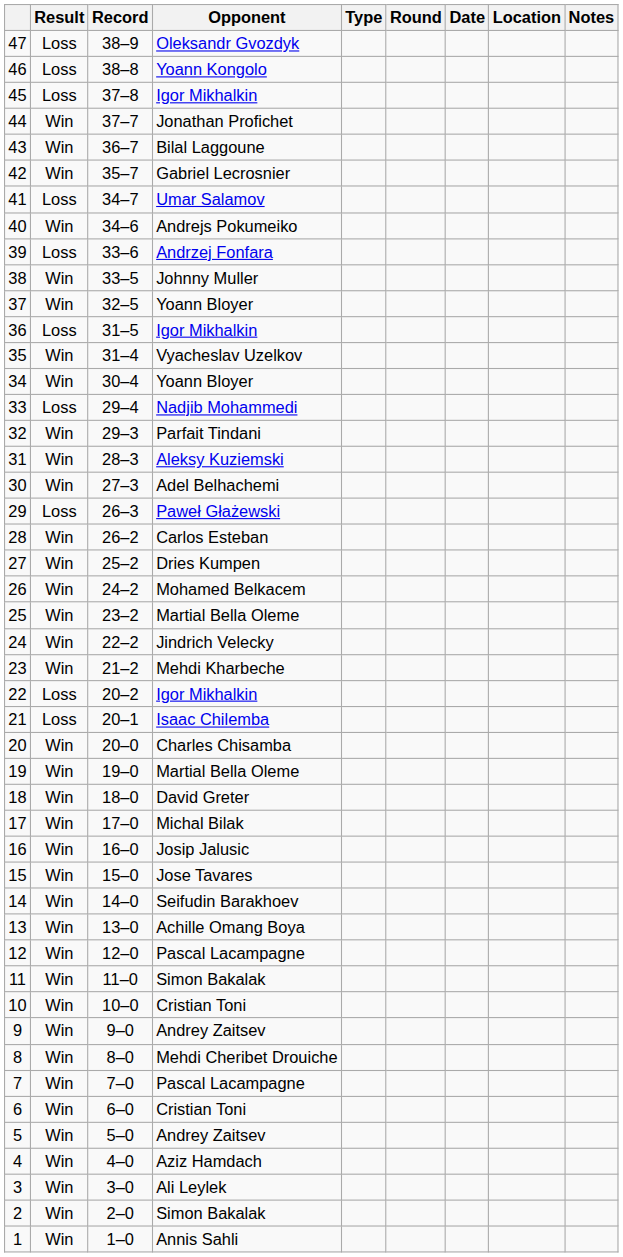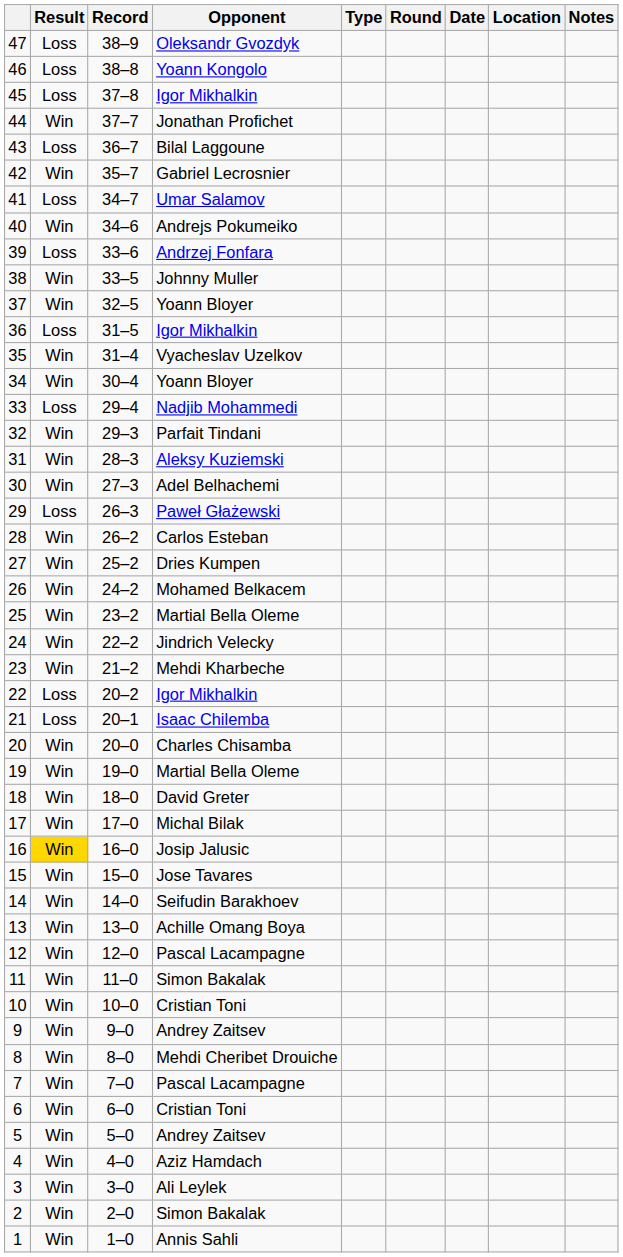(59, 148) Win -> (59, 148) Loss
(59, 849) no background -> (59, 849) gold background
